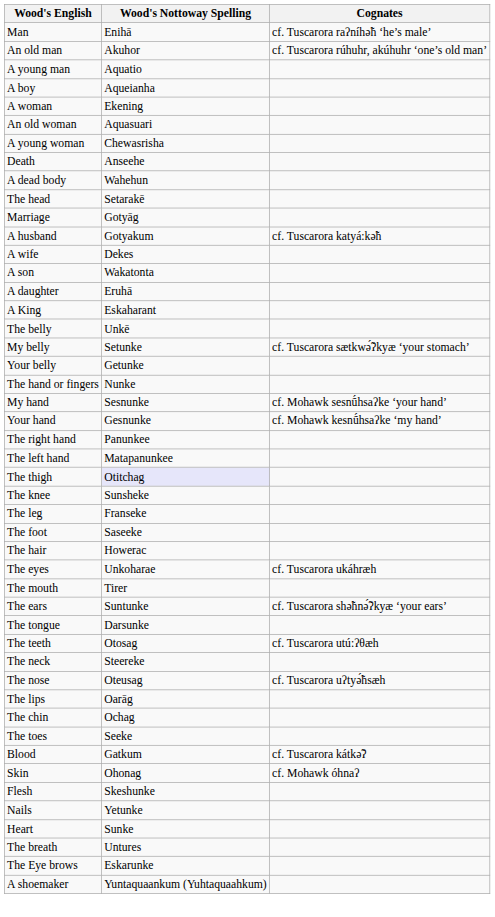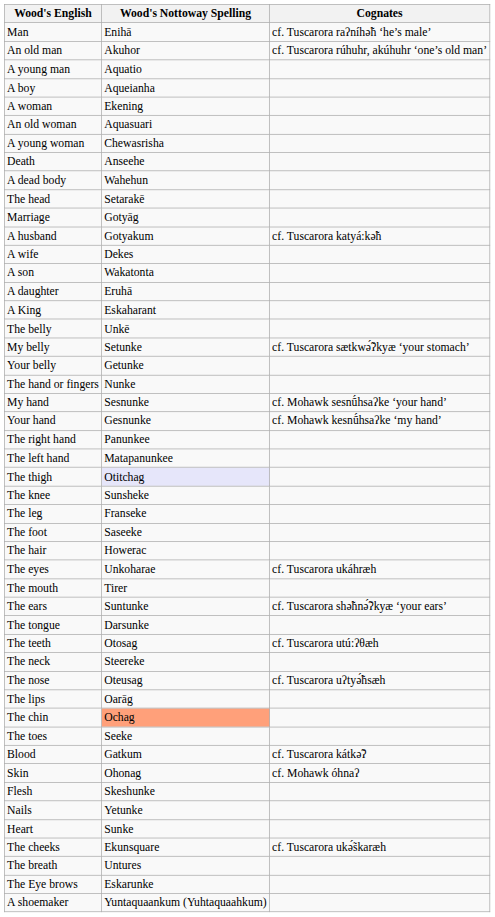(119, 717) no background -> (119, 717) lightsalmon background
+ row: (33, 847)
